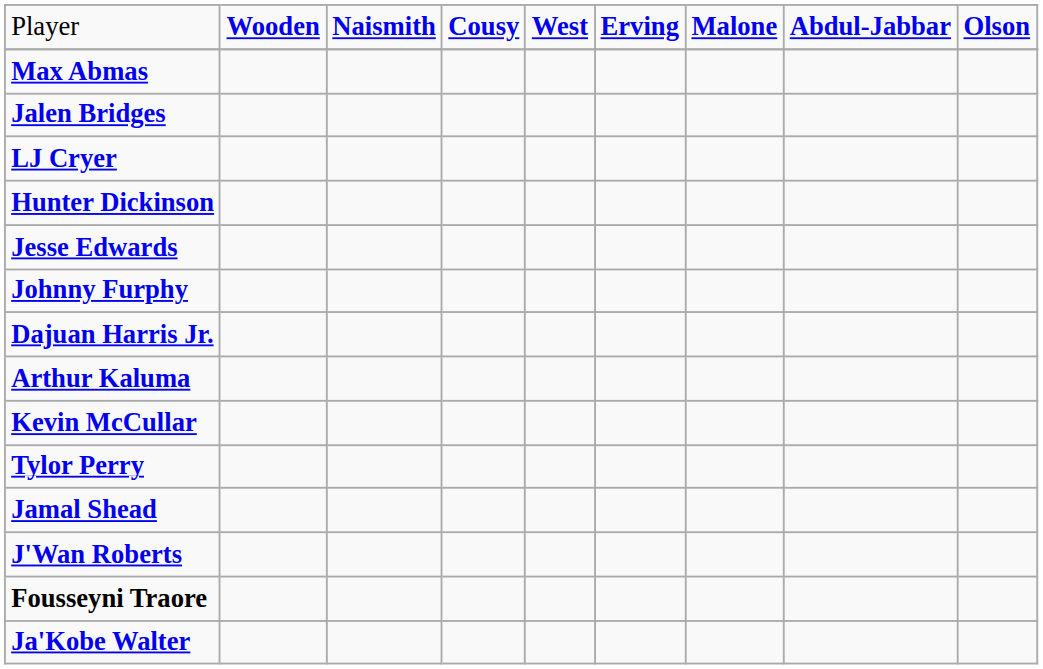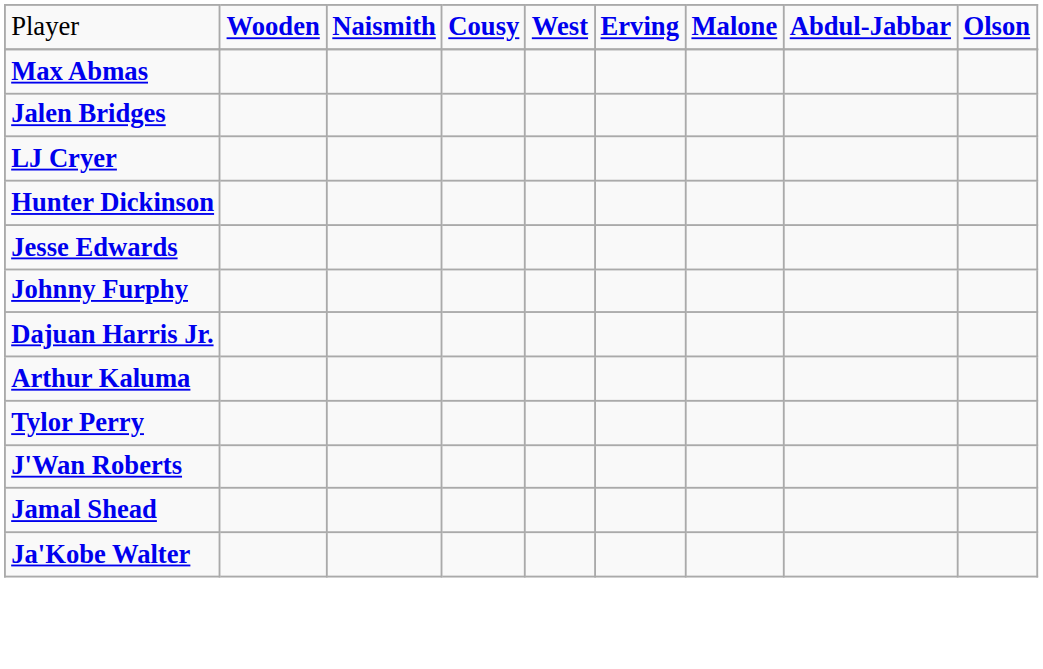- row: (104, 422)
rows swapped: (97, 554) <-> (84, 510)
- row: (109, 598)
